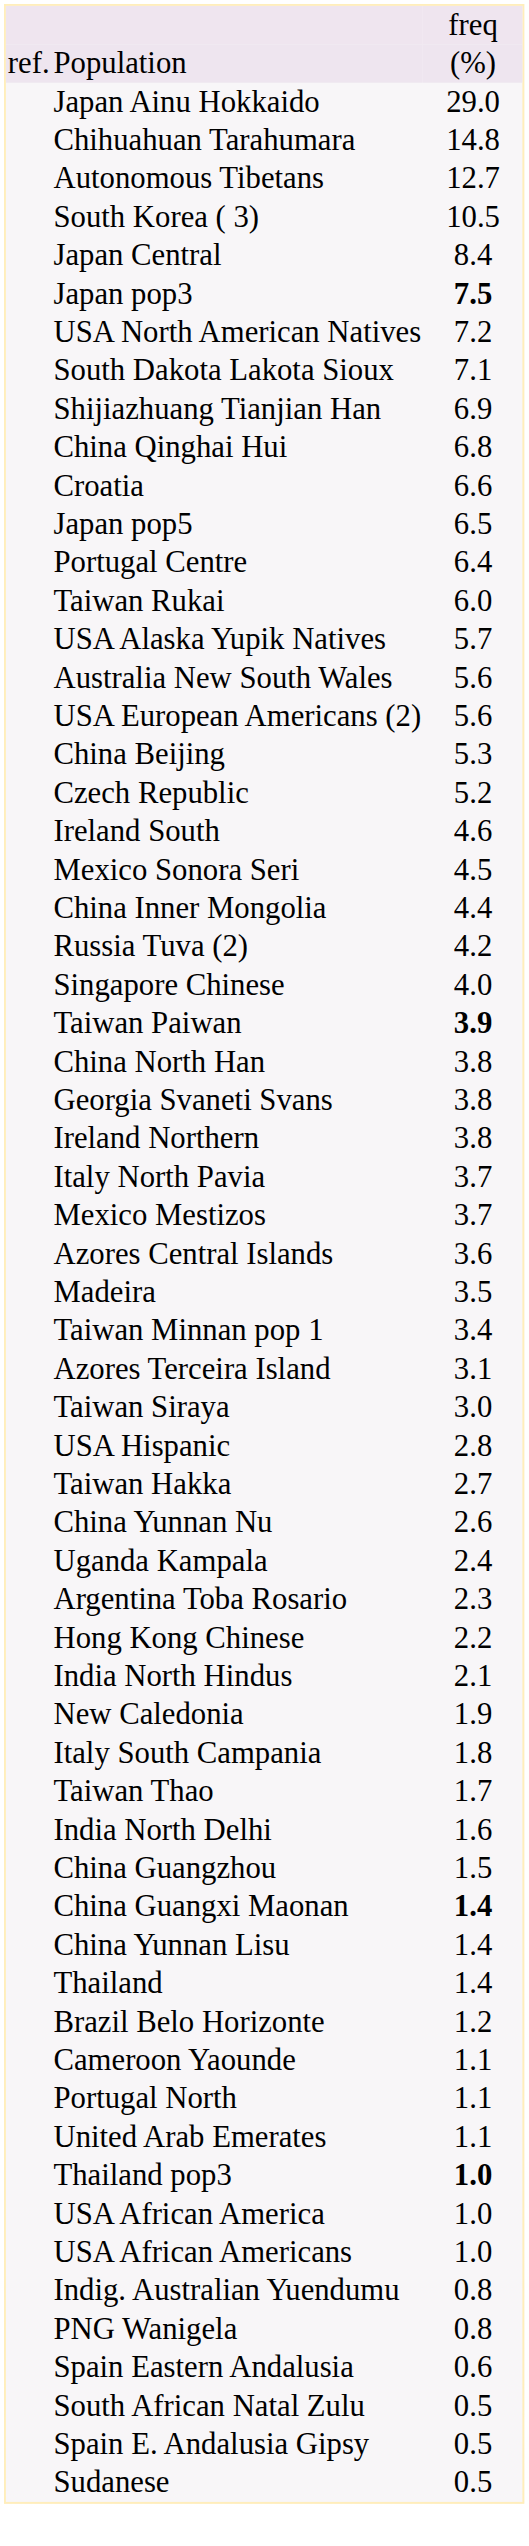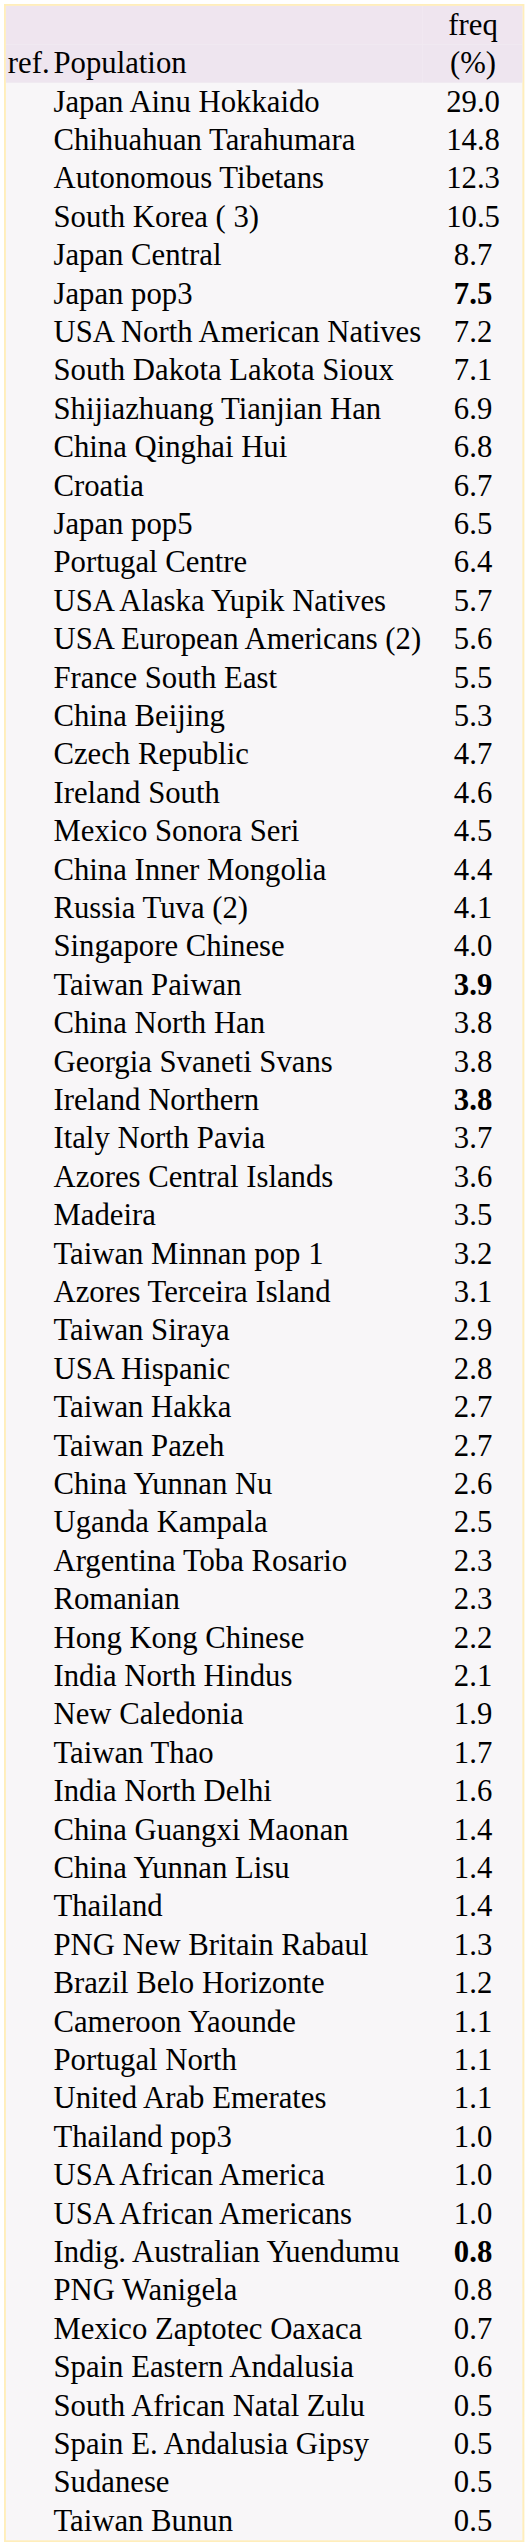(473, 178) 12.7 -> (473, 178) 12.3
(473, 255) 8.4 -> (473, 255) 8.7
(473, 485) 6.6 -> (473, 485) 6.7
- row: (139, 600)
- row: (223, 677)
+ row: (165, 677)
(473, 792) 5.2 -> (473, 754) 4.7
(473, 946) 4.2 -> (473, 907) 4.1
(473, 1138) normal -> (473, 1099) bold
- row: (160, 1215)
(473, 1330) 3.4 -> (473, 1253) 3.2
(473, 1407) 3.0 -> (473, 1330) 2.9
+ row: (139, 1445)
(473, 1560) 2.4 -> (473, 1522) 2.5
+ row: (117, 1599)
- row: (187, 1752)
- row: (165, 1867)
(473, 1906) bold -> (473, 1829) normal
+ row: (211, 1944)
(473, 2175) bold -> (473, 2136) normal
(473, 2290) normal -> (473, 2251) bold
+ row: (208, 2328)
+ row: (143, 2520)
